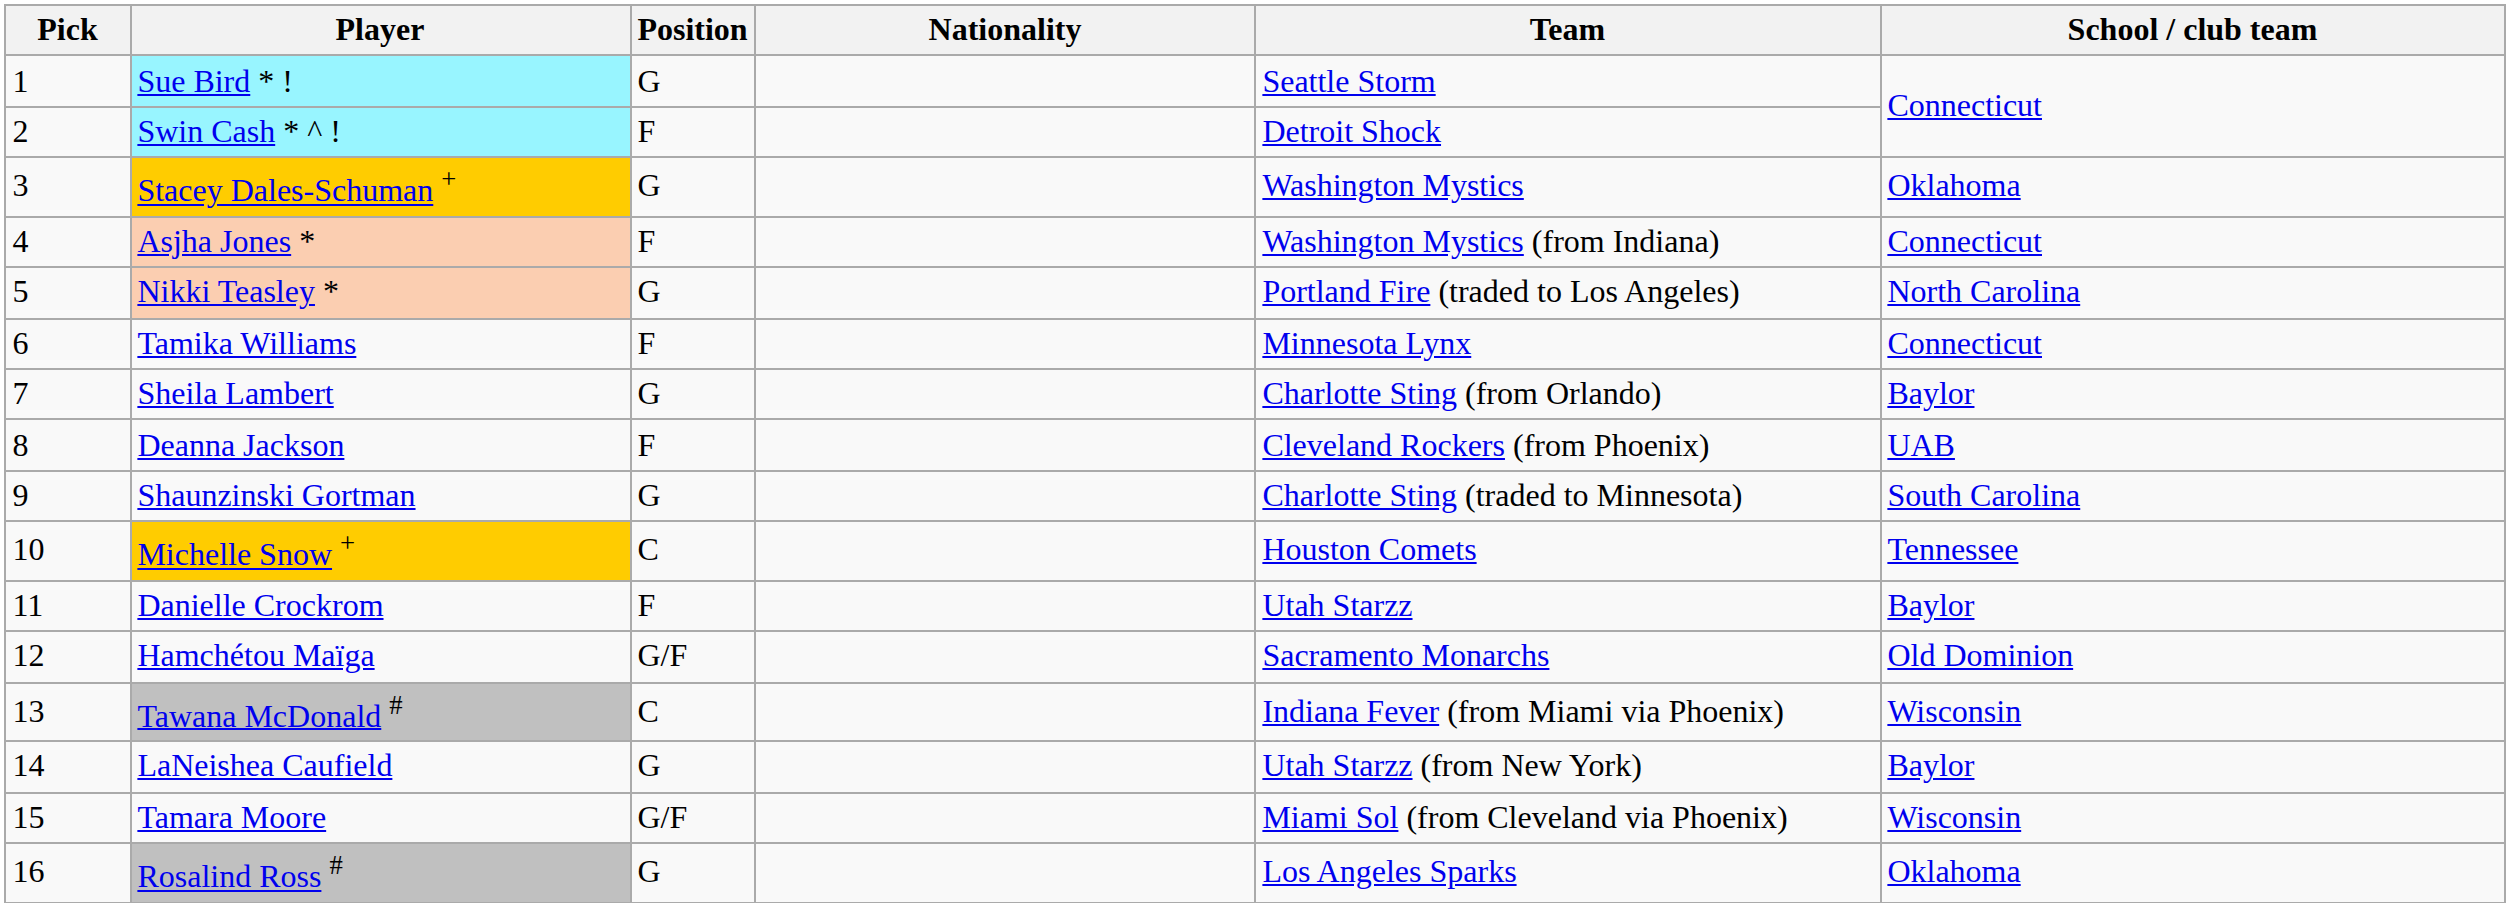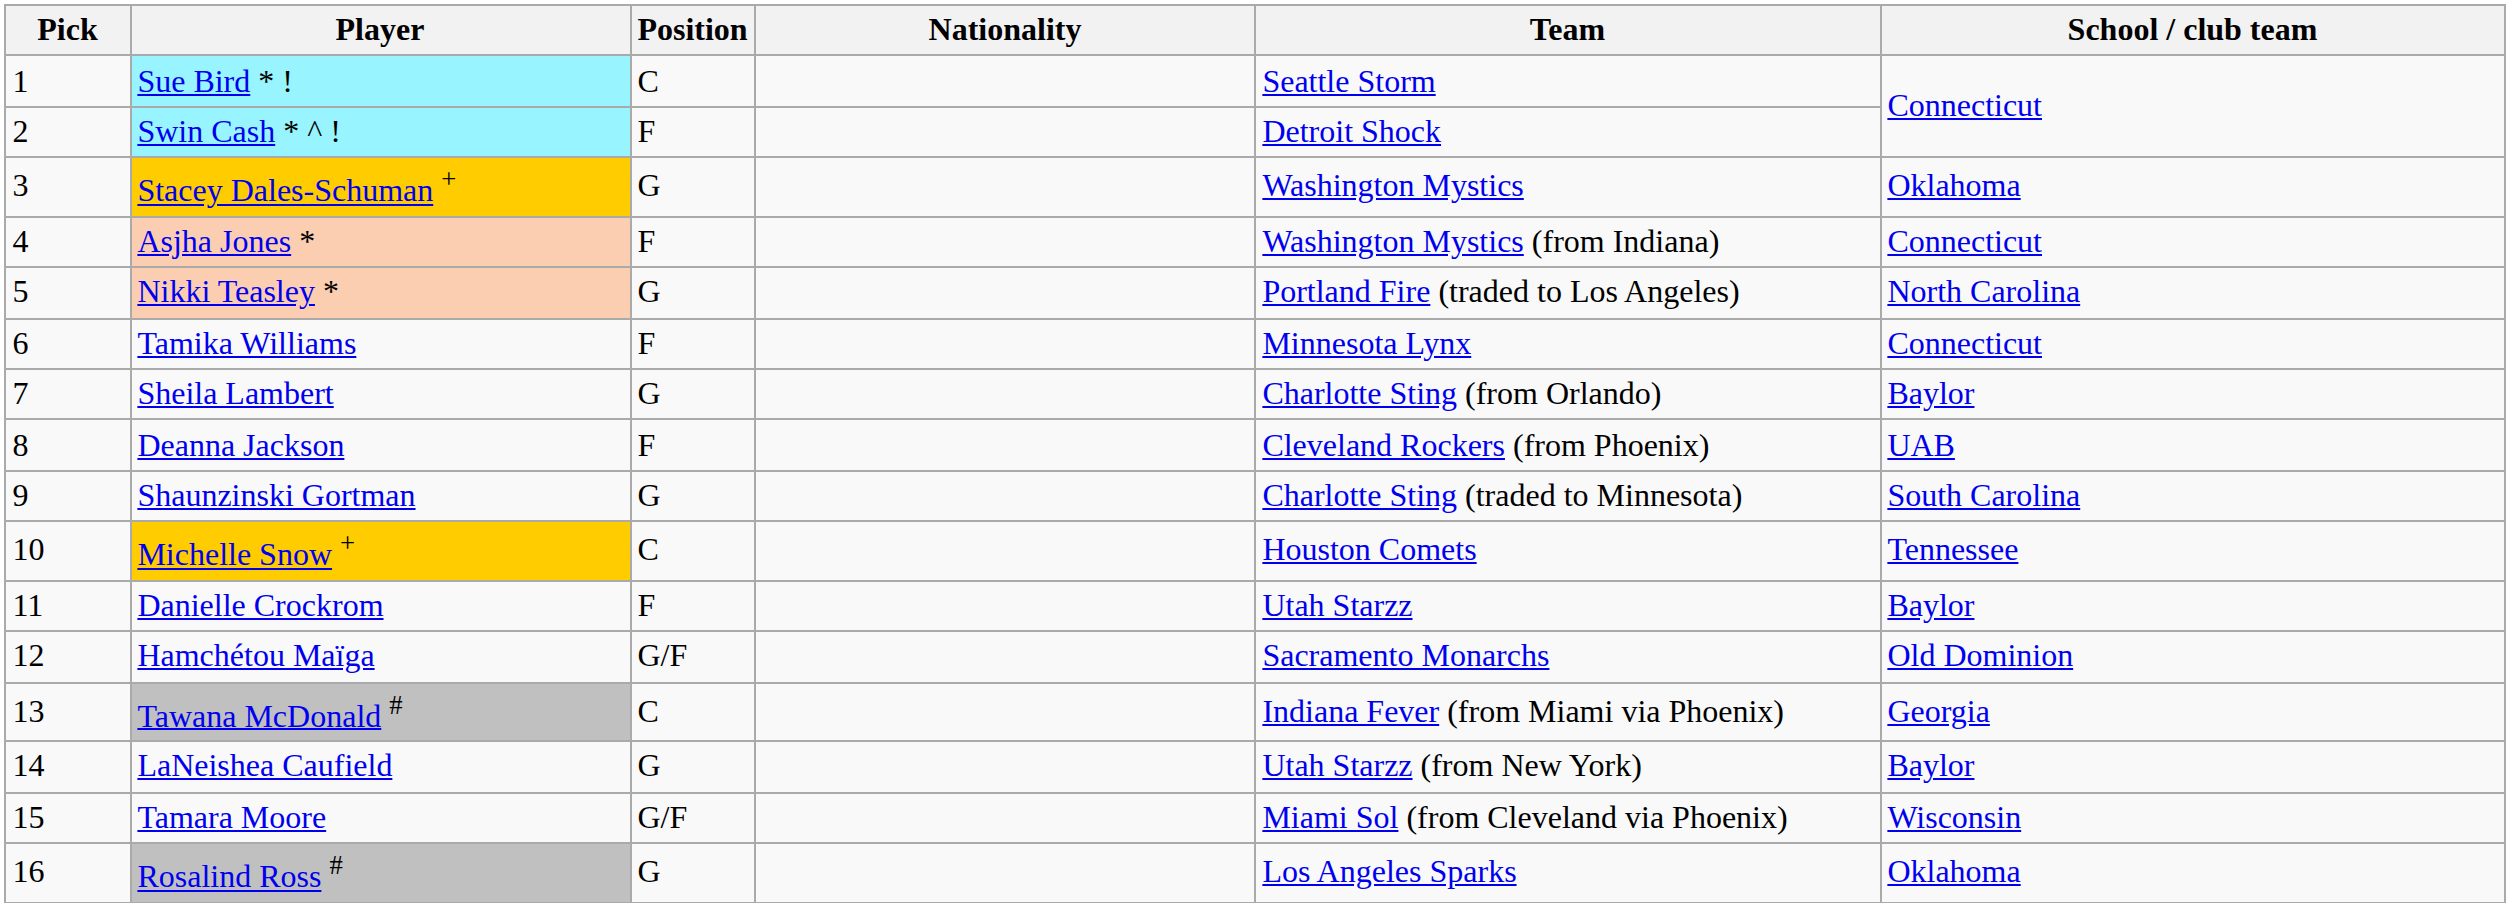(649, 80) G -> (648, 80) C
(1954, 711) Wisconsin -> (1939, 711) Georgia
